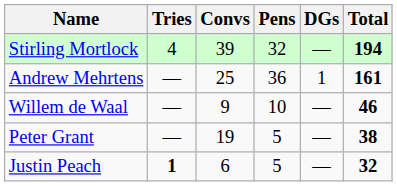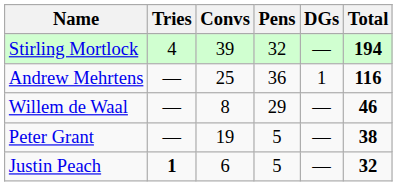(368, 78) 161 -> (368, 78) 116
(225, 107) 9 -> (225, 107) 8
(277, 107) 10 -> (277, 107) 29
